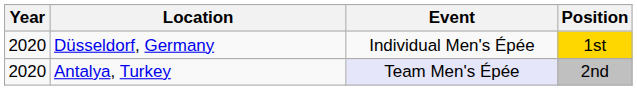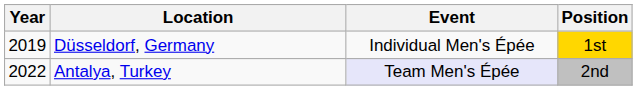(27, 44) 2020 -> (27, 44) 2019
(27, 71) 2020 -> (27, 71) 2022
